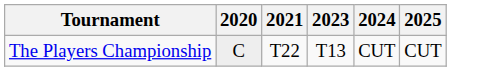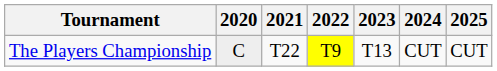+ column: (331, 20)
